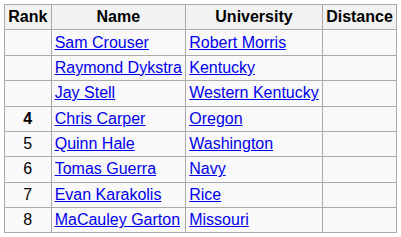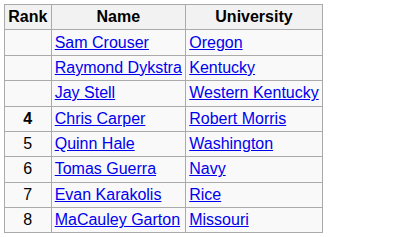- column: (359, 17)
(238, 42) Robert Morris -> (216, 42) Oregon
(216, 118) Oregon -> (238, 118) Robert Morris
